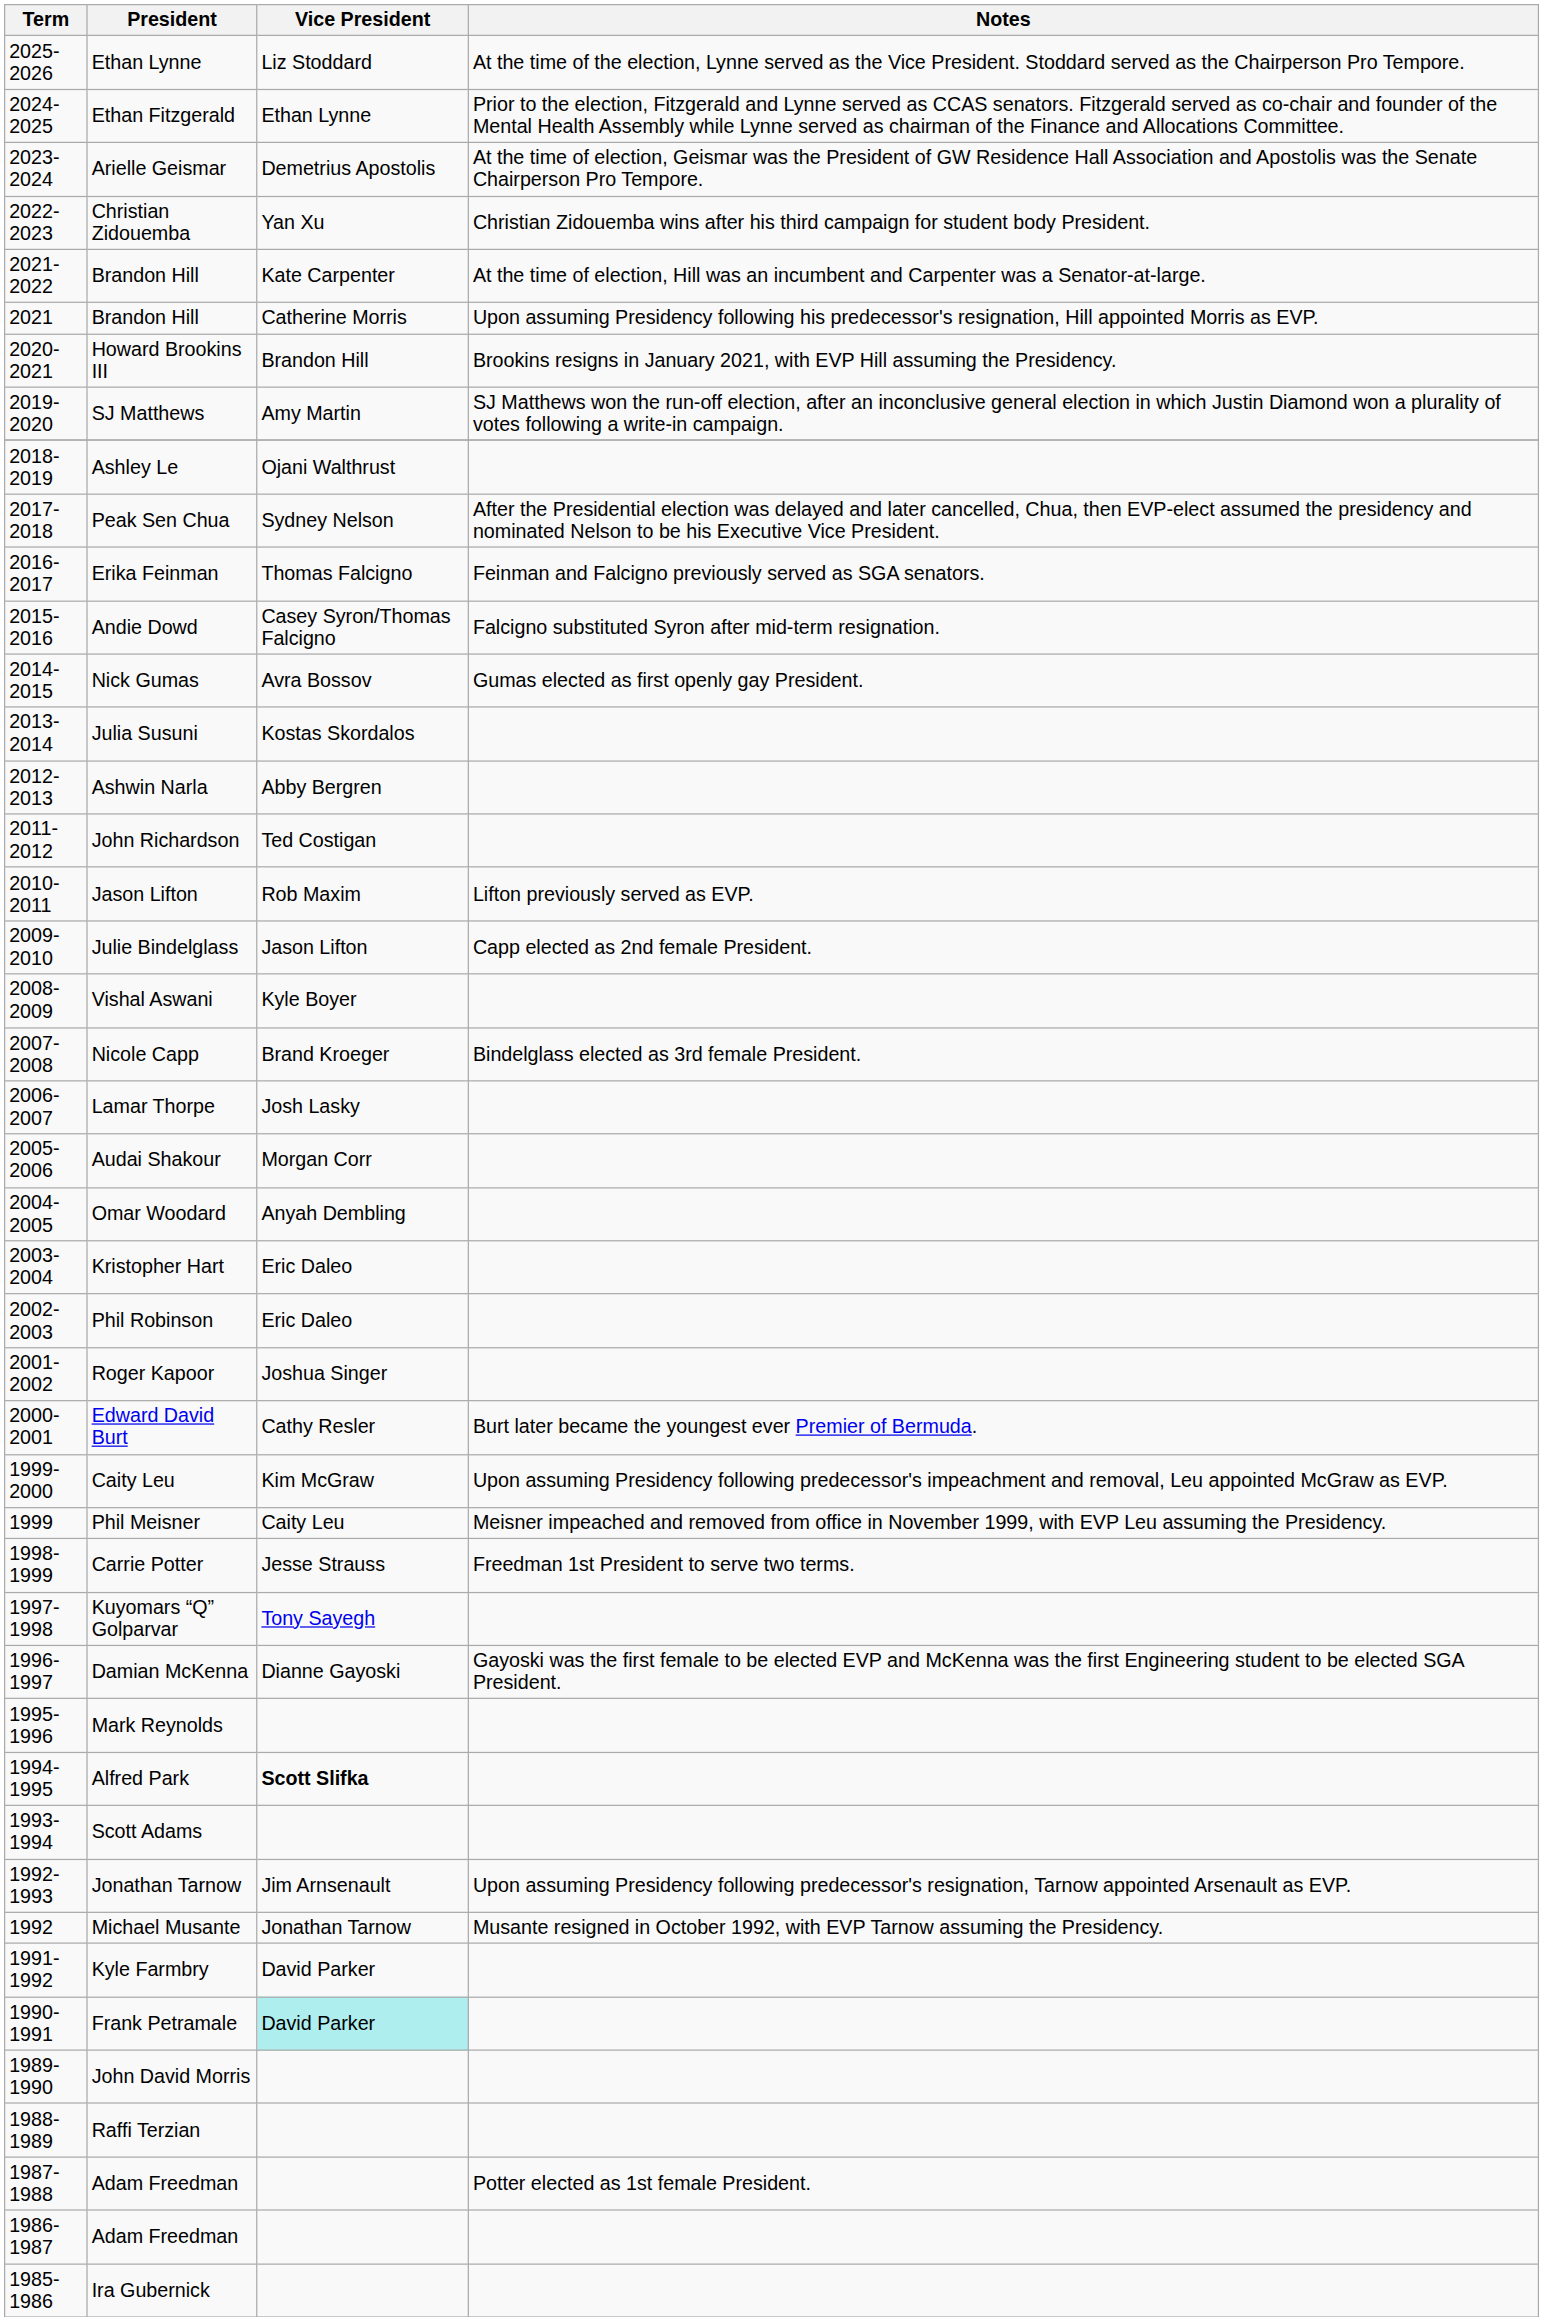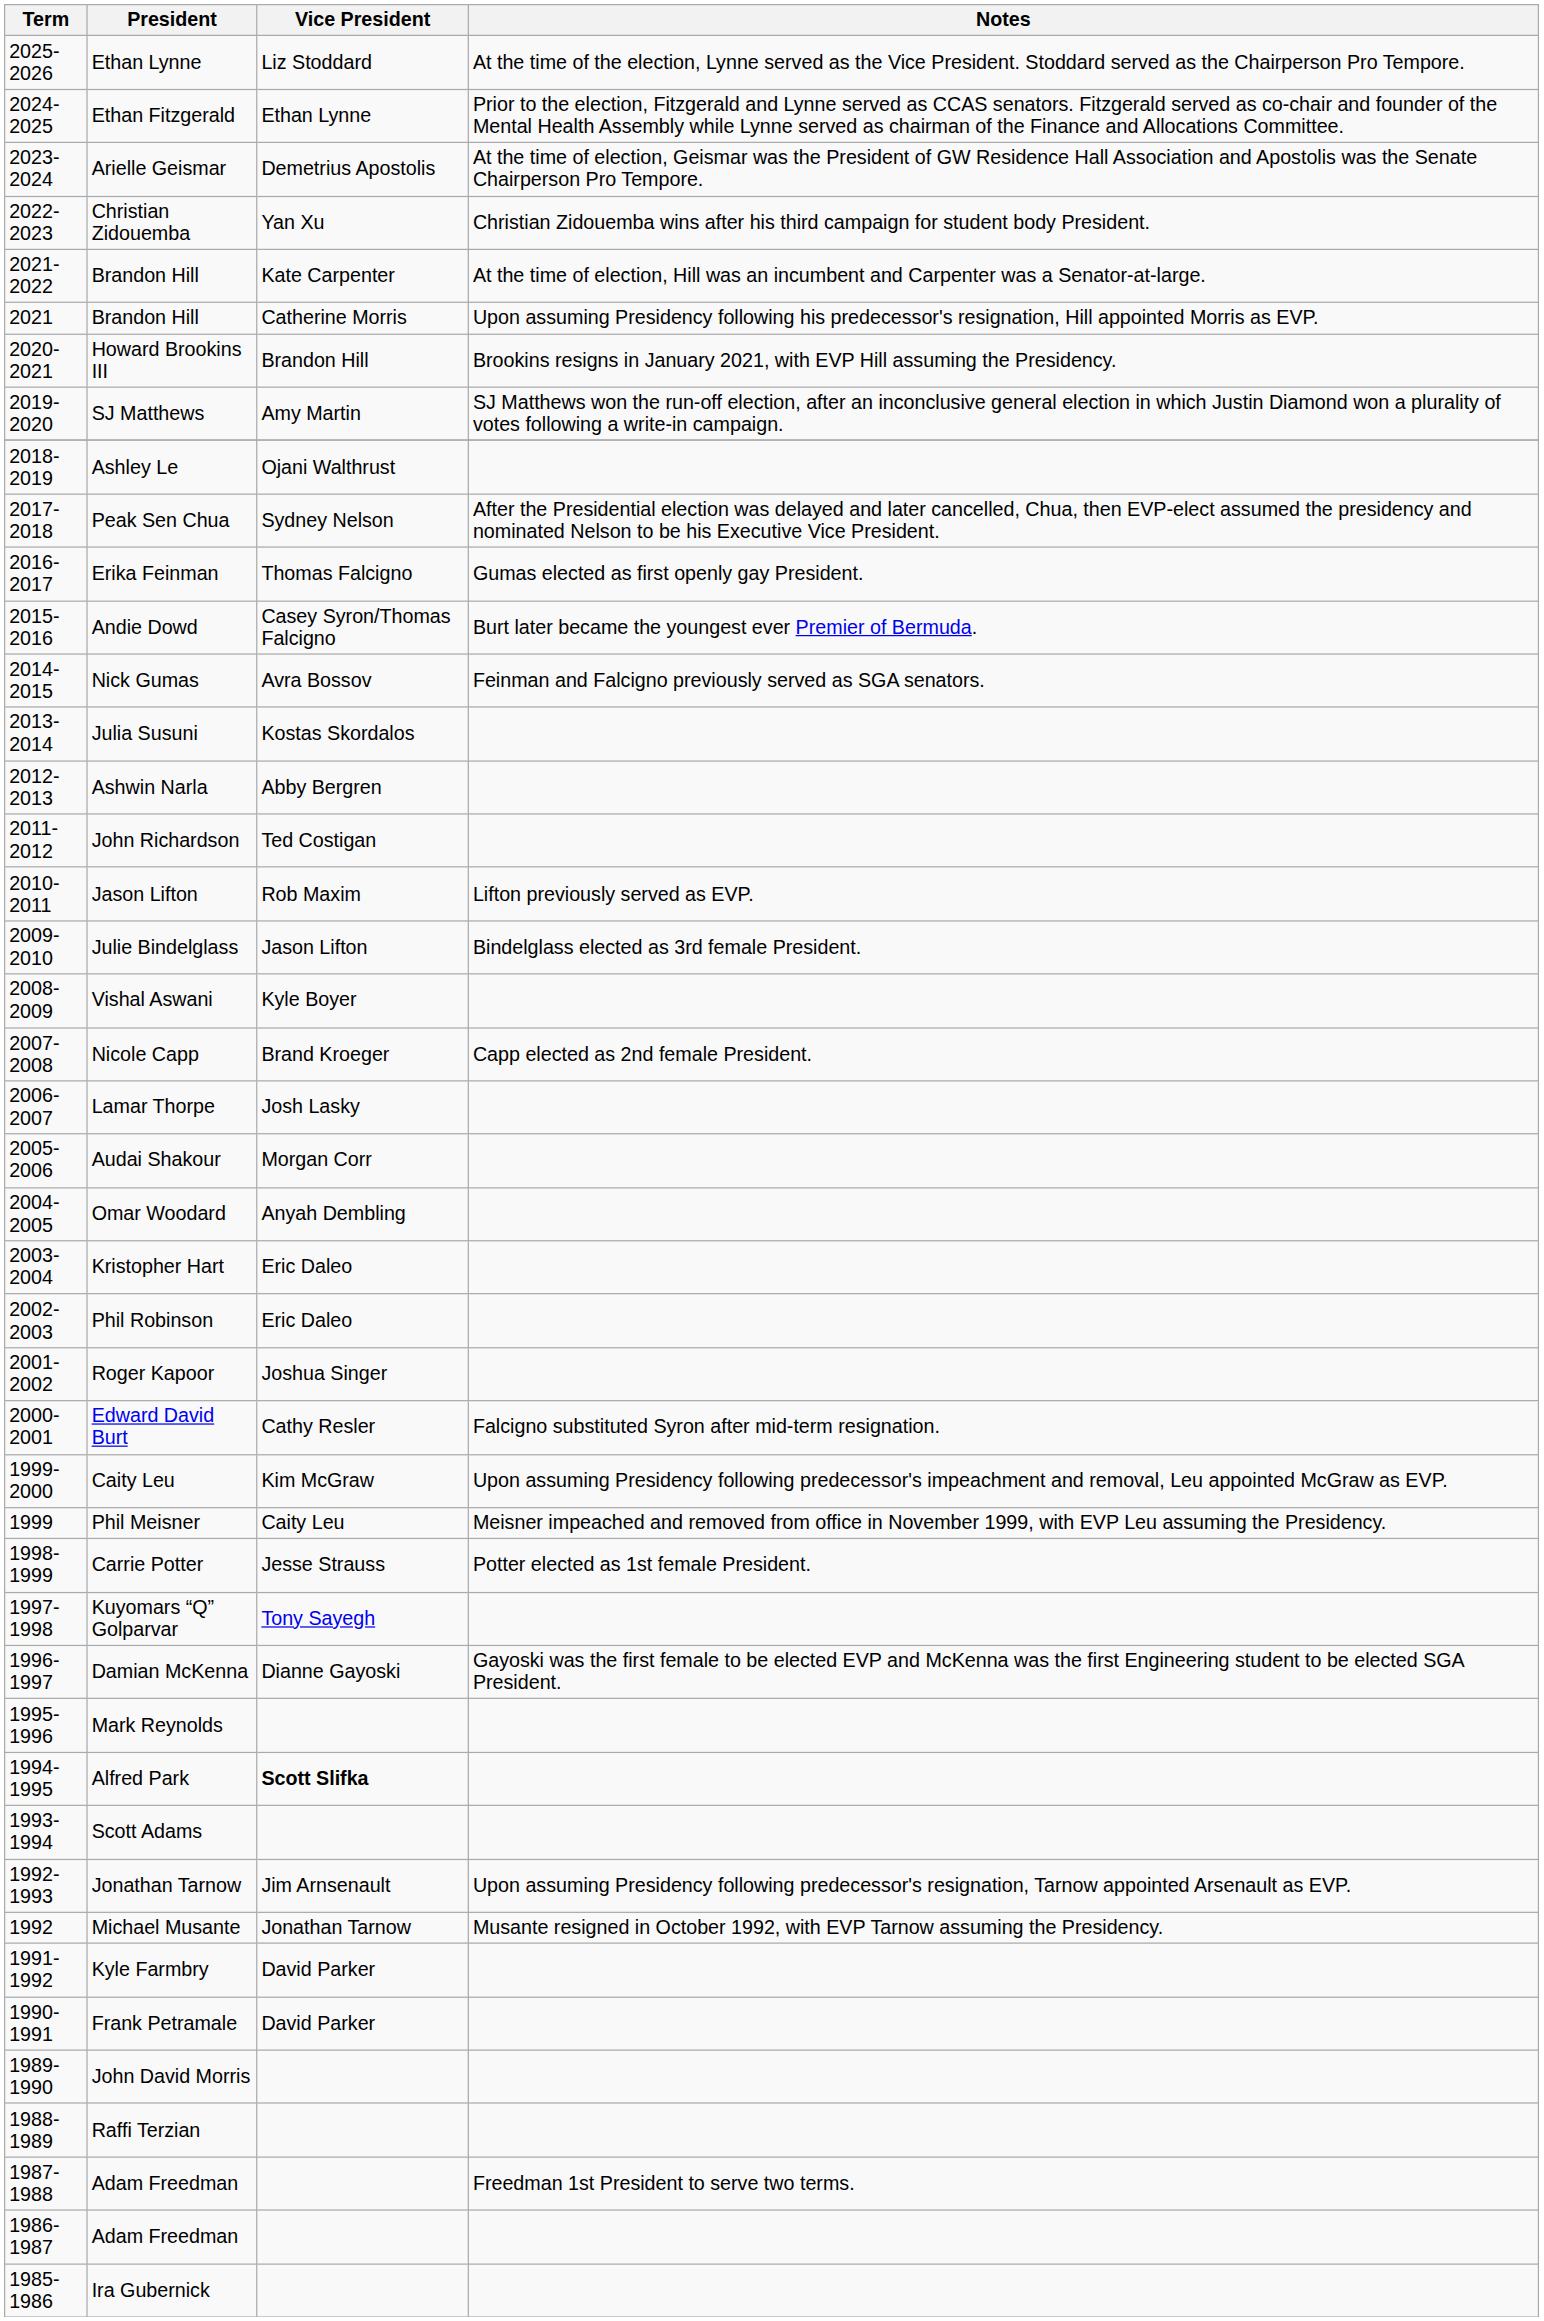(729, 573) Feinman and Falcigno previously served as SGA senators. -> (668, 573) Gumas elected as first openly gay President.
(706, 627) Falcigno substituted Syron after mid-term resignation. -> (725, 627) Burt later became the youngest ever Premier of Bermuda.
(668, 680) Gumas elected as first openly gay President. -> (729, 680) Feinman and Falcigno previously served as SGA senators.
(642, 947) Capp elected as 2nd female President. -> (667, 947) Bindelglass elected as 3rd female President.
(667, 1053) Bindelglass elected as 3rd female President. -> (642, 1053) Capp elected as 2nd female President.
(725, 1427) Burt later became the youngest ever Premier of Bermuda. -> (706, 1427) Falcigno substituted Syron after mid-term resignation.
(664, 1565) Freedman 1st President to serve two terms. -> (642, 1565) Potter elected as 1st female President.
(318, 2023) paleturquoise background -> (318, 2023) no background
(642, 2183) Potter elected as 1st female President. -> (664, 2183) Freedman 1st President to serve two terms.
